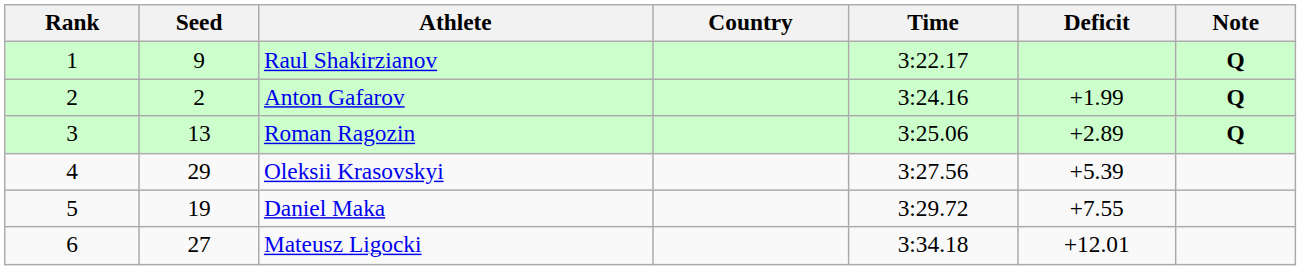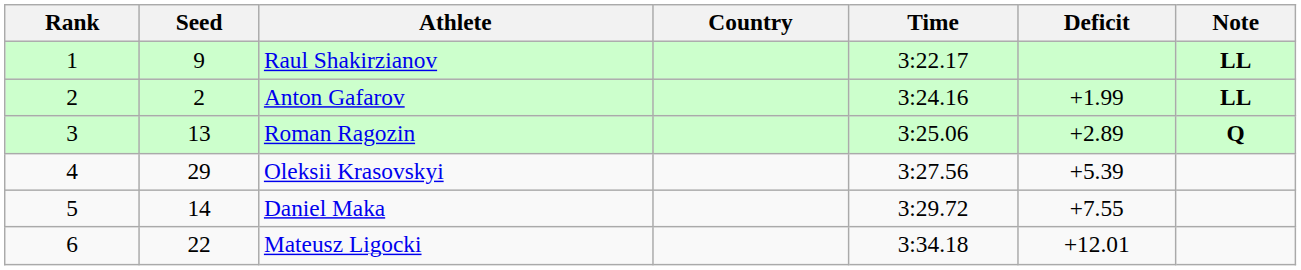(1236, 60) Q -> (1236, 60) LL
(1236, 97) Q -> (1236, 97) LL
(199, 208) 19 -> (199, 208) 14
(199, 245) 27 -> (199, 245) 22
